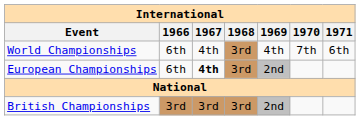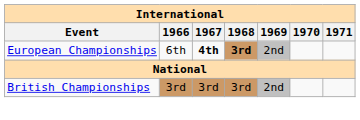- row: (72, 51)
(241, 69) normal -> (241, 51) bold
